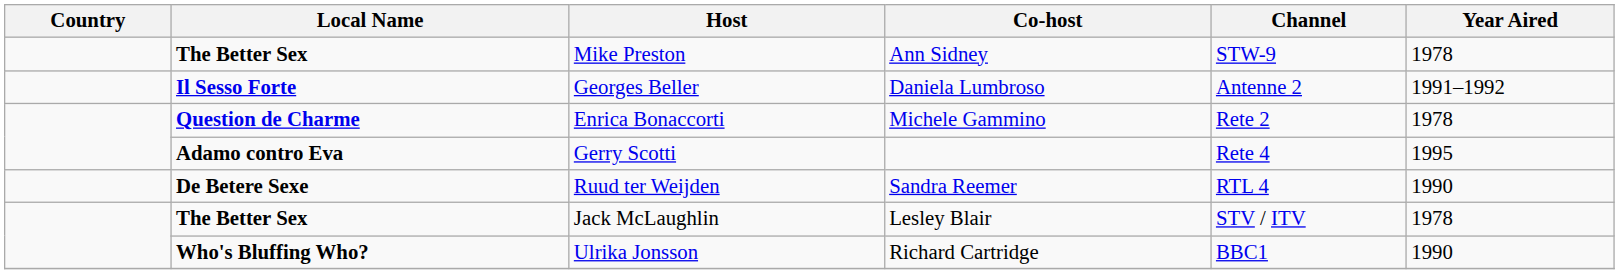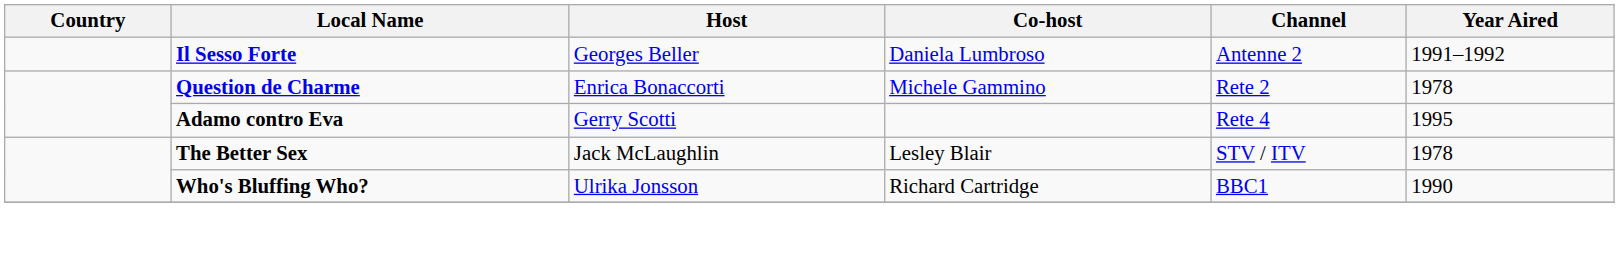- row: (630, 53)
- row: (647, 185)
